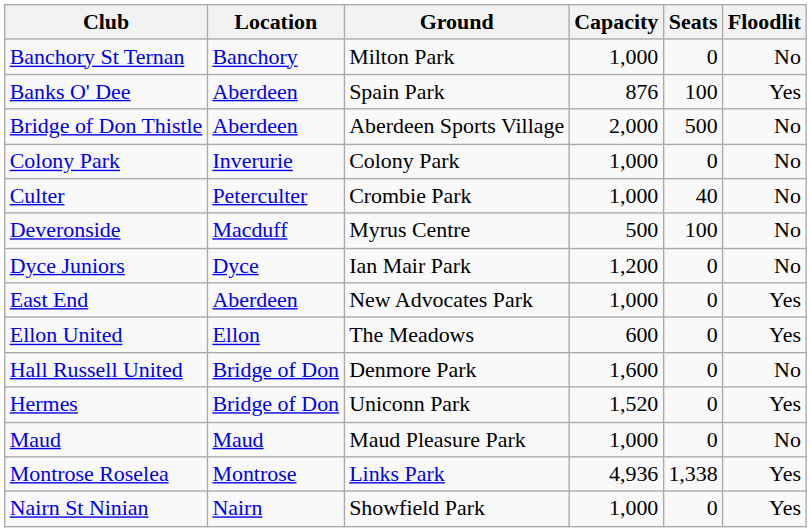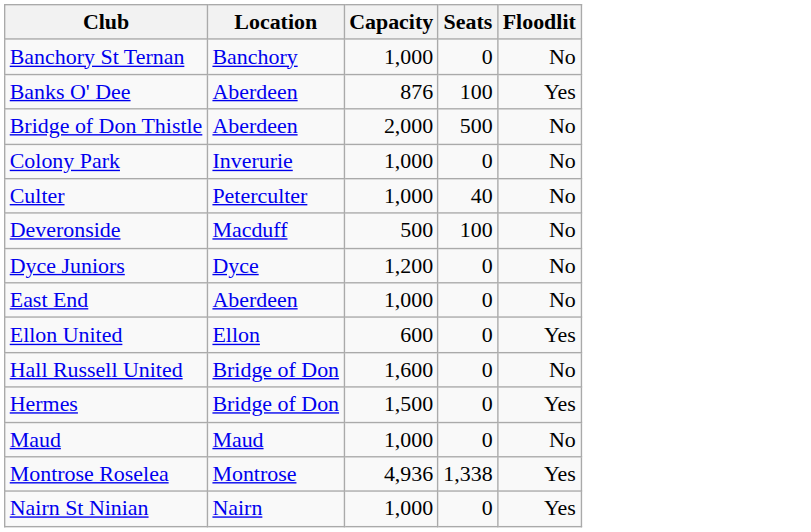- column: (457, 21)
(785, 299) Yes -> (562, 299) No
(634, 404) 1,520 -> (409, 404) 1,500
